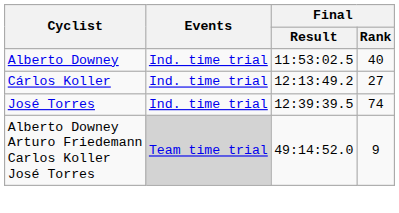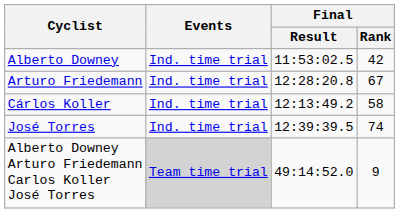(376, 60) 40 -> (376, 60) 42
+ row: (75, 82)
(376, 82) 27 -> (376, 104) 58
